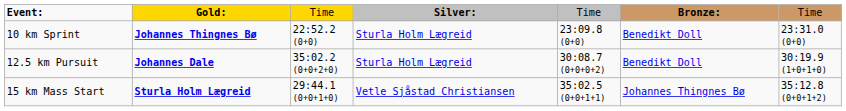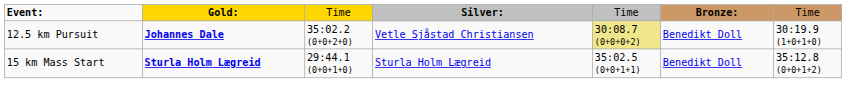- row: (43, 35)
(414, 63) Sturla Holm Lægreid -> (454, 35) Vetle Sjåstad Christiansen
(583, 63) no background -> (618, 35) khaki background
(435, 91) Vetle Sjåstad Christiansen -> (433, 63) Sturla Holm Lægreid
(684, 91) Johannes Thingnes Bø -> (703, 63) Benedikt Doll
